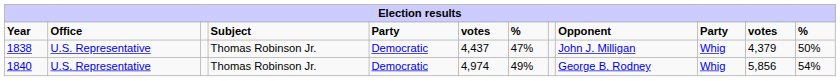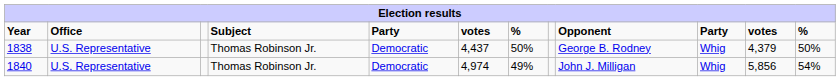(522, 48) 47% -> (522, 48) 50%
(597, 48) John J. Milligan -> (605, 48) George B. Rodney
(605, 66) George B. Rodney -> (597, 66) John J. Milligan
